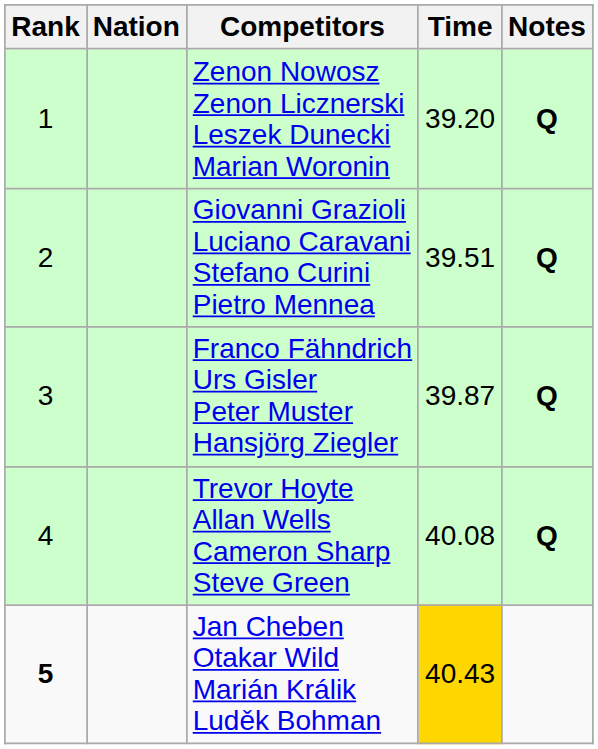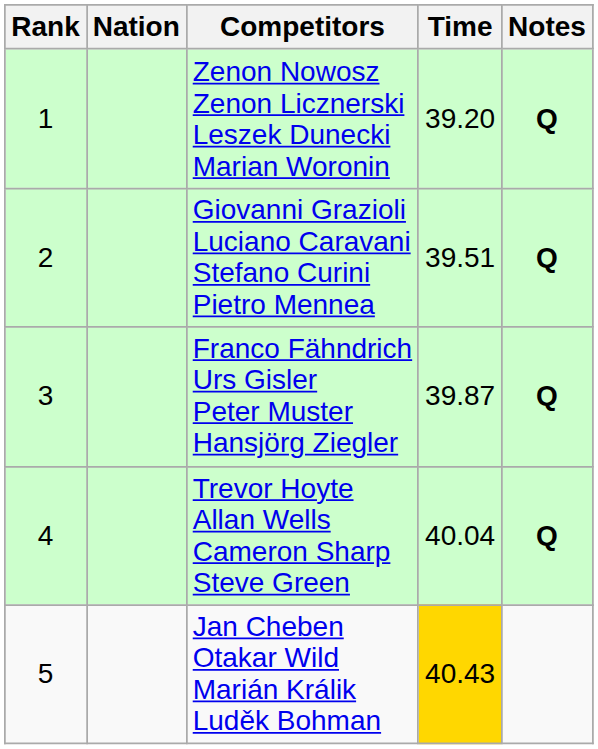(460, 535) 40.08 -> (460, 535) 40.04
(46, 673) bold -> (46, 673) normal
